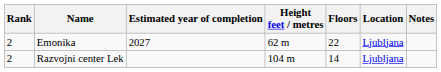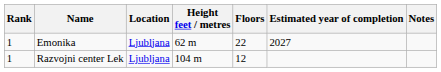columns swapped: (383, 19) <-> (196, 19)
(9, 42) 2 -> (9, 42) 1
(9, 59) 2 -> (9, 59) 1
(334, 59) 14 -> (241, 59) 12
